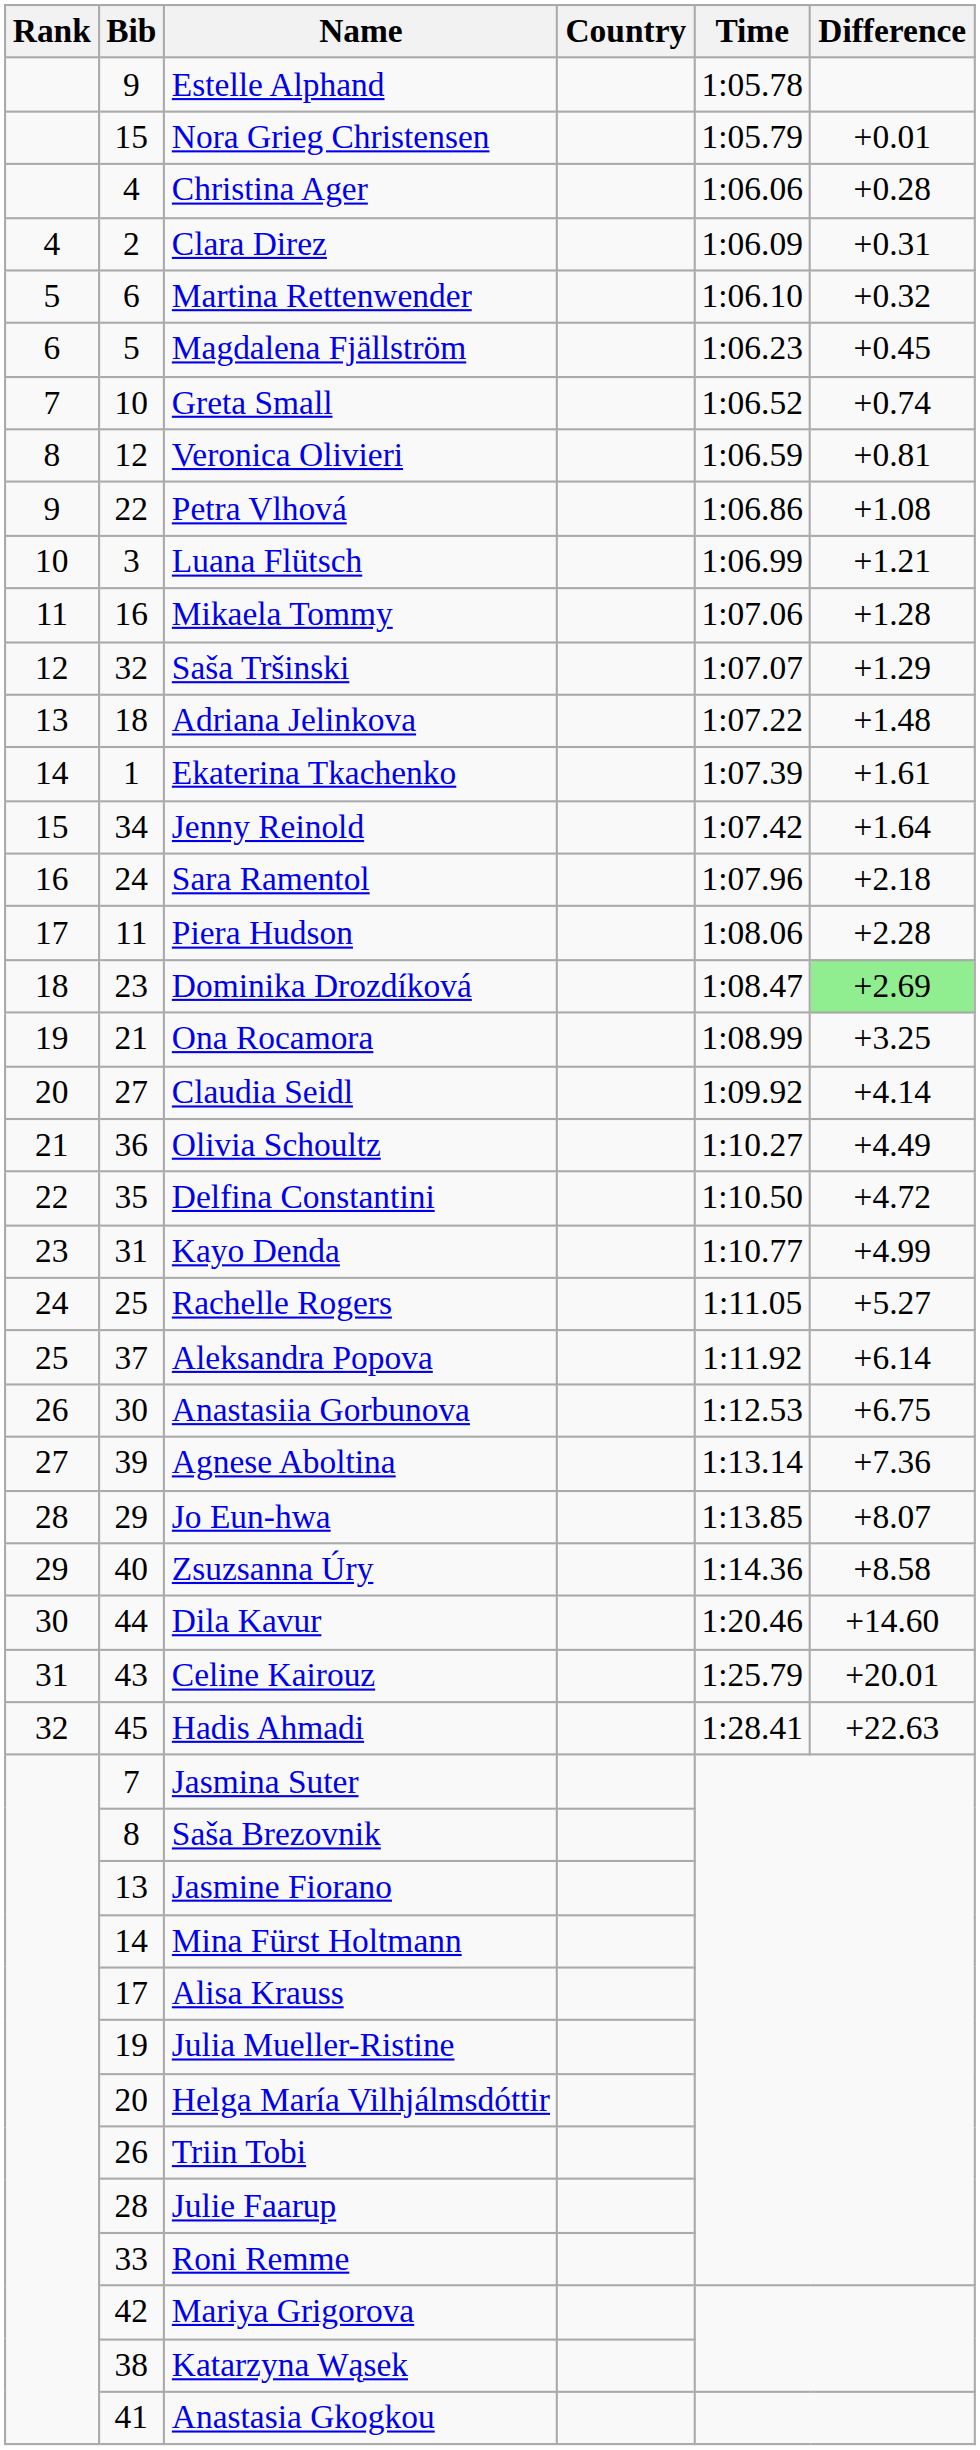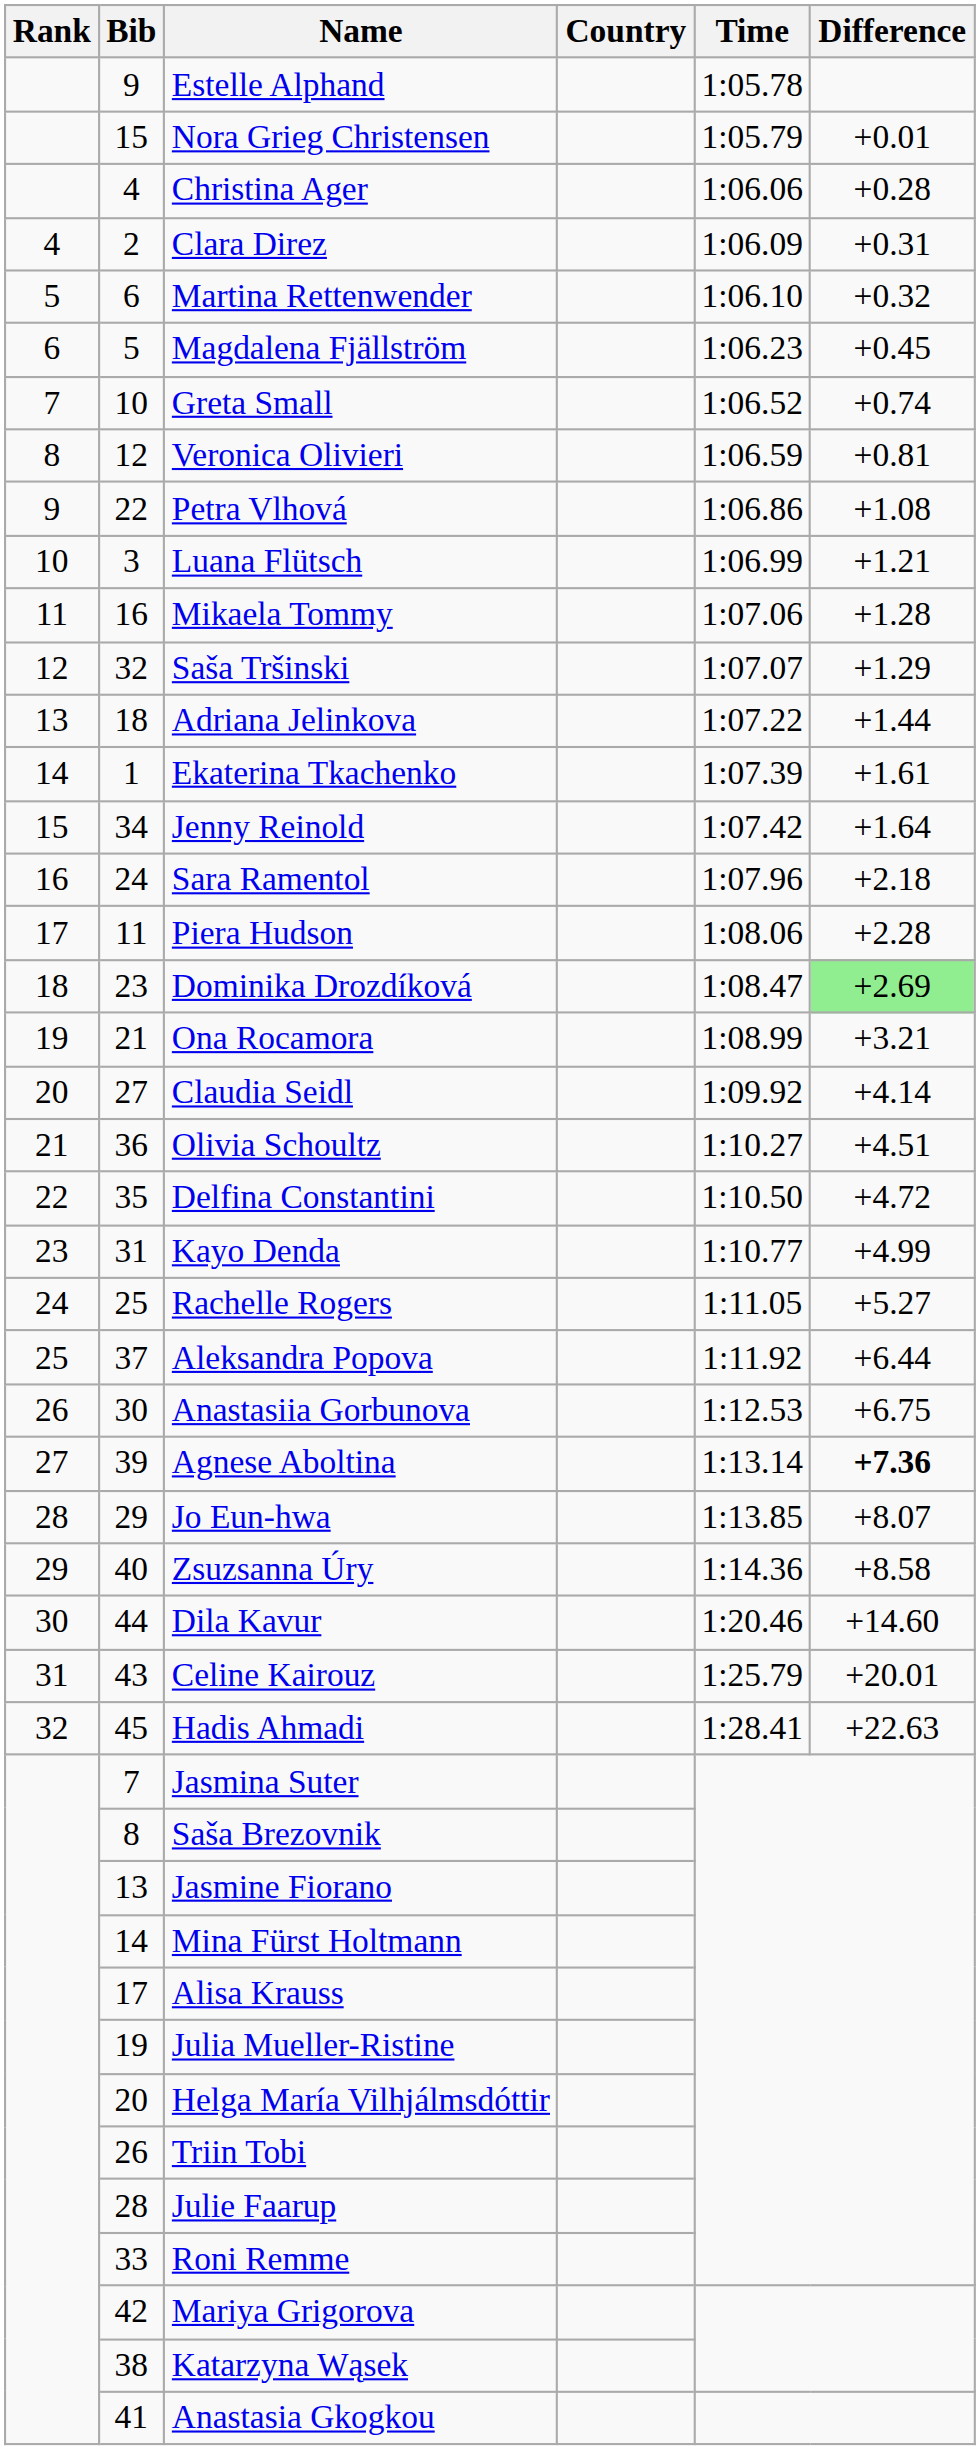(892, 720) +1.48 -> (892, 720) +1.44
(892, 1038) +3.25 -> (892, 1038) +3.21
(892, 1144) +4.49 -> (892, 1144) +4.51
(892, 1356) +6.14 -> (892, 1356) +6.44
(892, 1462) normal -> (892, 1462) bold
